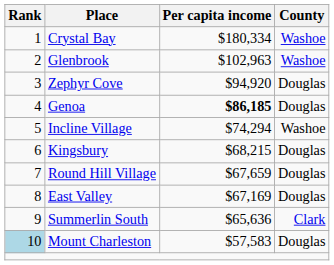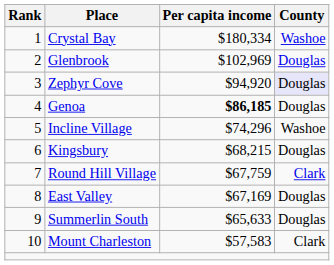(245, 60) $102,963 -> (245, 60) $102,969
(303, 60) Washoe -> (302, 60) Douglas
(302, 83) no background -> (302, 83) lavender background
(248, 128) $74,294 -> (248, 128) $74,296
(248, 173) $67,659 -> (248, 173) $67,759
(302, 173) Douglas -> (310, 173) Clark
(248, 219) $65,636 -> (248, 219) $65,633
(310, 219) Clark -> (302, 219) Douglas
(34, 241) lightblue background -> (34, 241) no background
(302, 241) Douglas -> (310, 241) Clark
